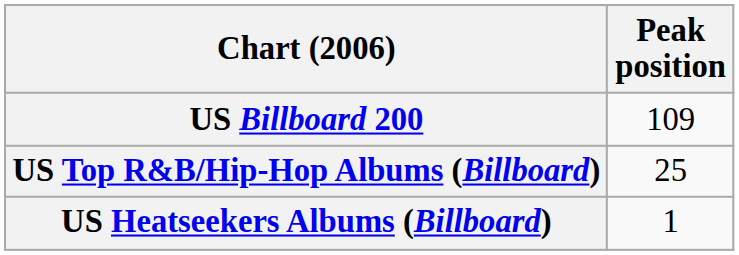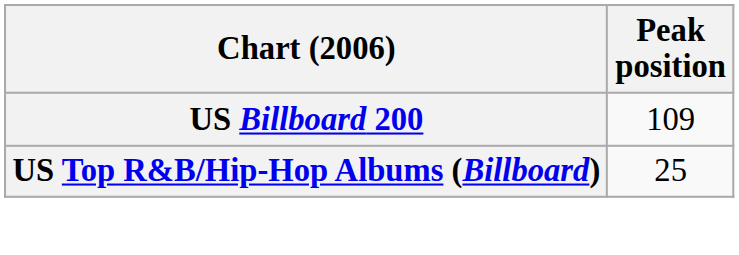- row: (306, 222)
